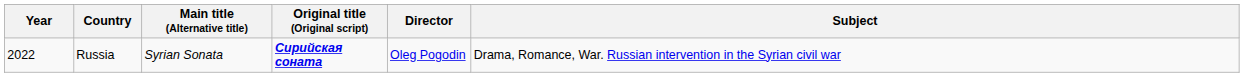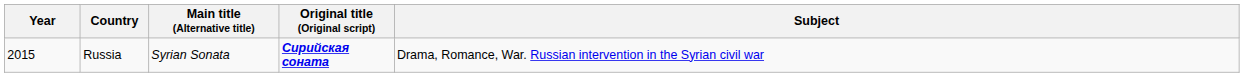- column: (429, 21)
(21, 55) 2022 -> (21, 55) 2015
